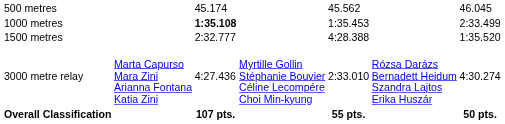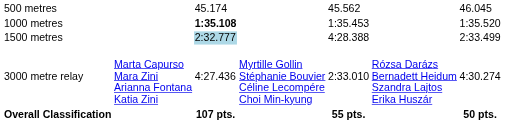(480, 23) 2:33.499 -> (480, 23) 1:35.520
(215, 38) no background -> (215, 38) lightblue background
(480, 38) 1:35.520 -> (480, 38) 2:33.499
